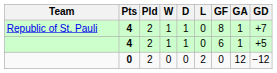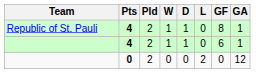- column: (261, 12)
